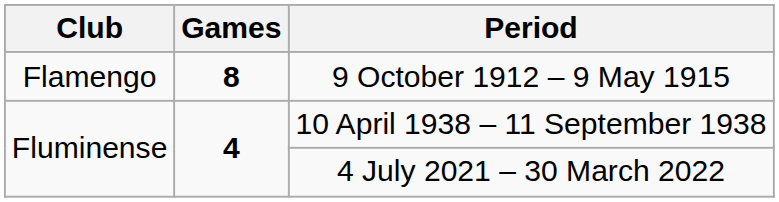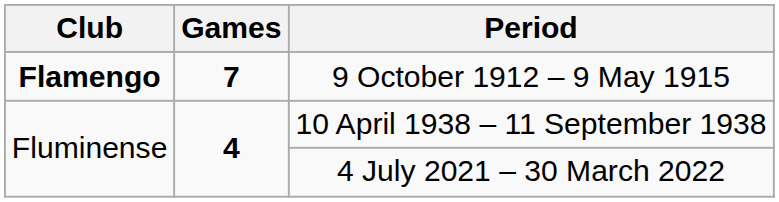(90, 76) normal -> (90, 76) bold
(231, 76) 8 -> (231, 76) 7
